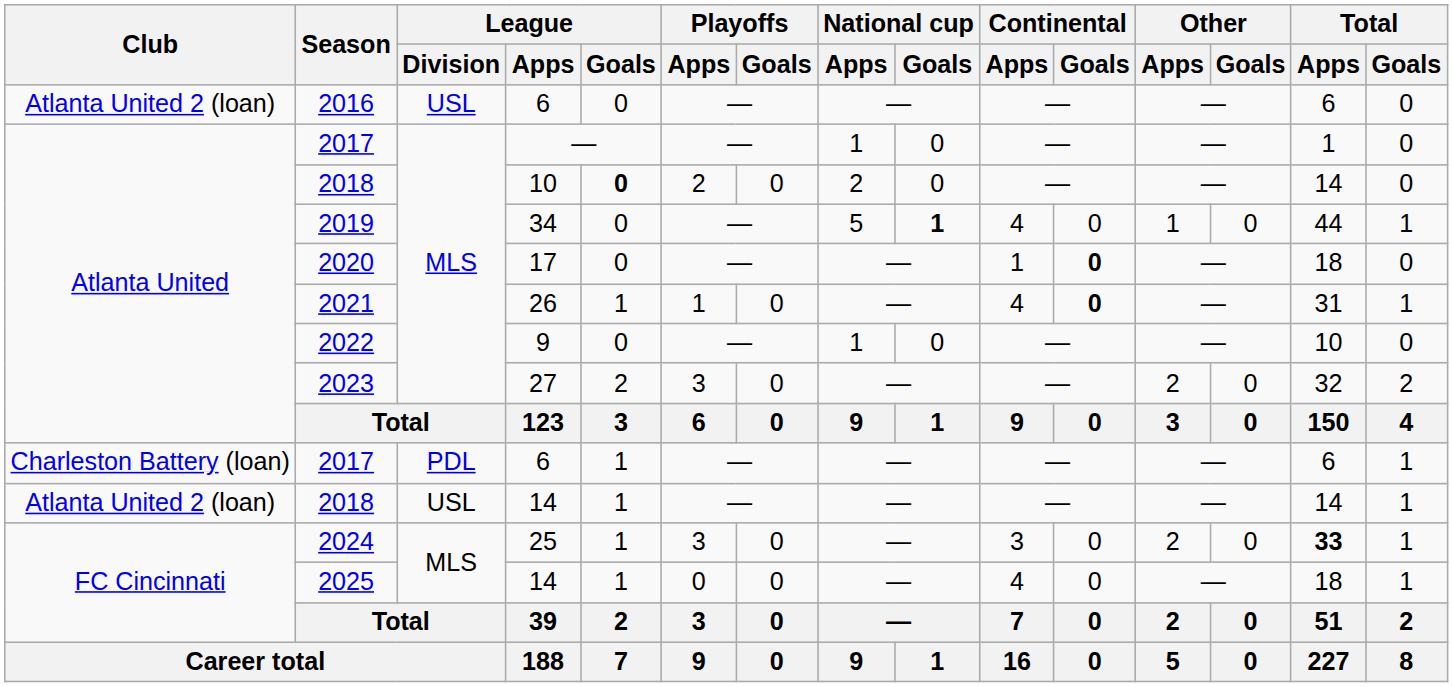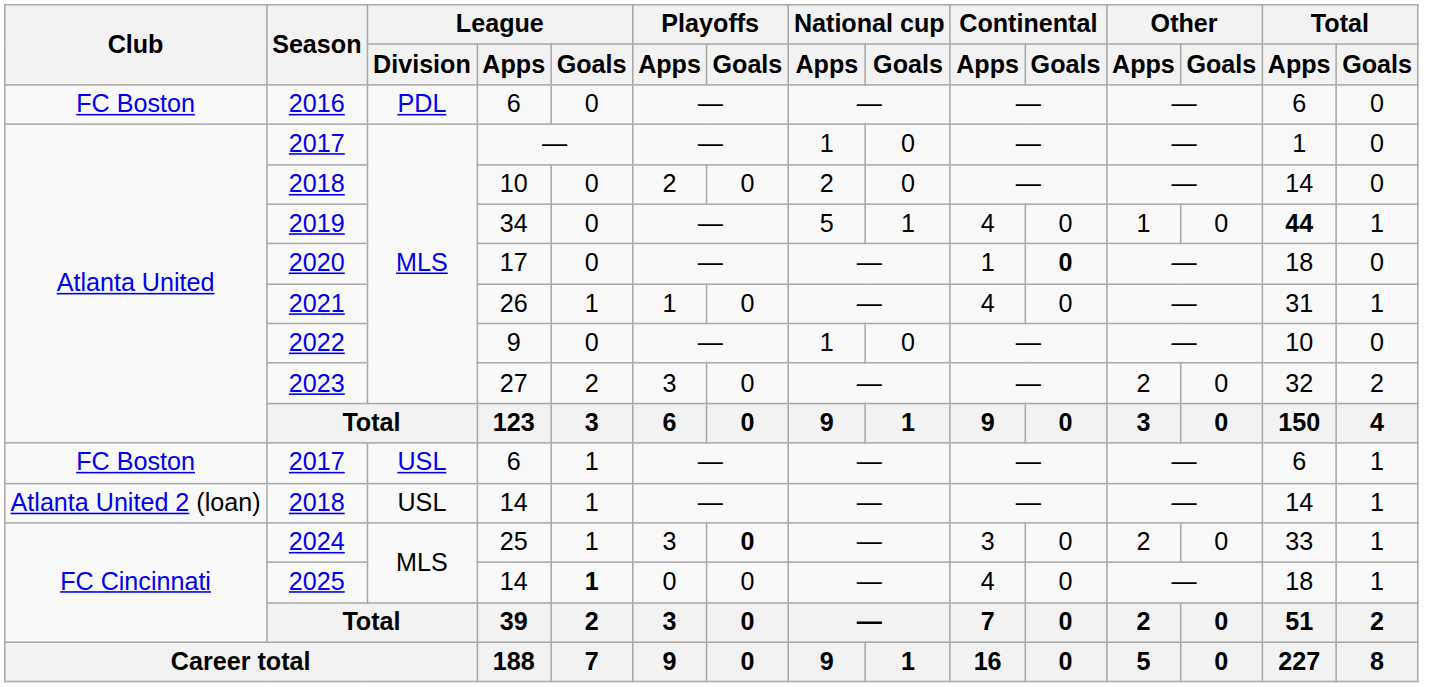(150, 104) Atlanta United 2 (loan) -> (136, 104) FC Boston
(451, 104) USL -> (422, 104) PDL
(621, 183) bold -> (592, 183) normal
(937, 223) bold -> (908, 223) normal
(1328, 223) normal -> (1299, 223) bold
(1095, 303) bold -> (1066, 303) normal
(150, 462) Charleston Battery (loan) -> (136, 462) FC Boston
(451, 462) PDL -> (422, 462) USL
(777, 542) normal -> (747, 542) bold
(1328, 542) bold -> (1299, 542) normal
(621, 582) normal -> (592, 582) bold
